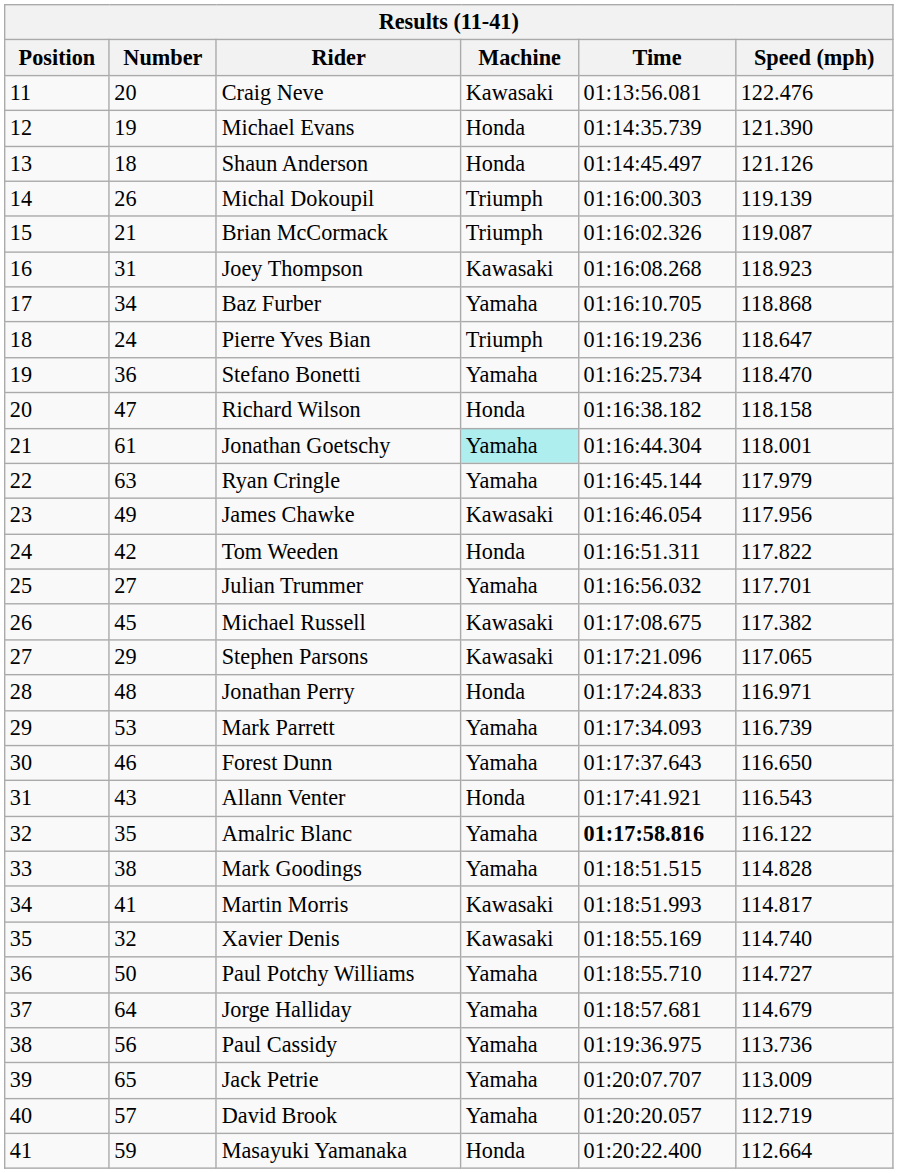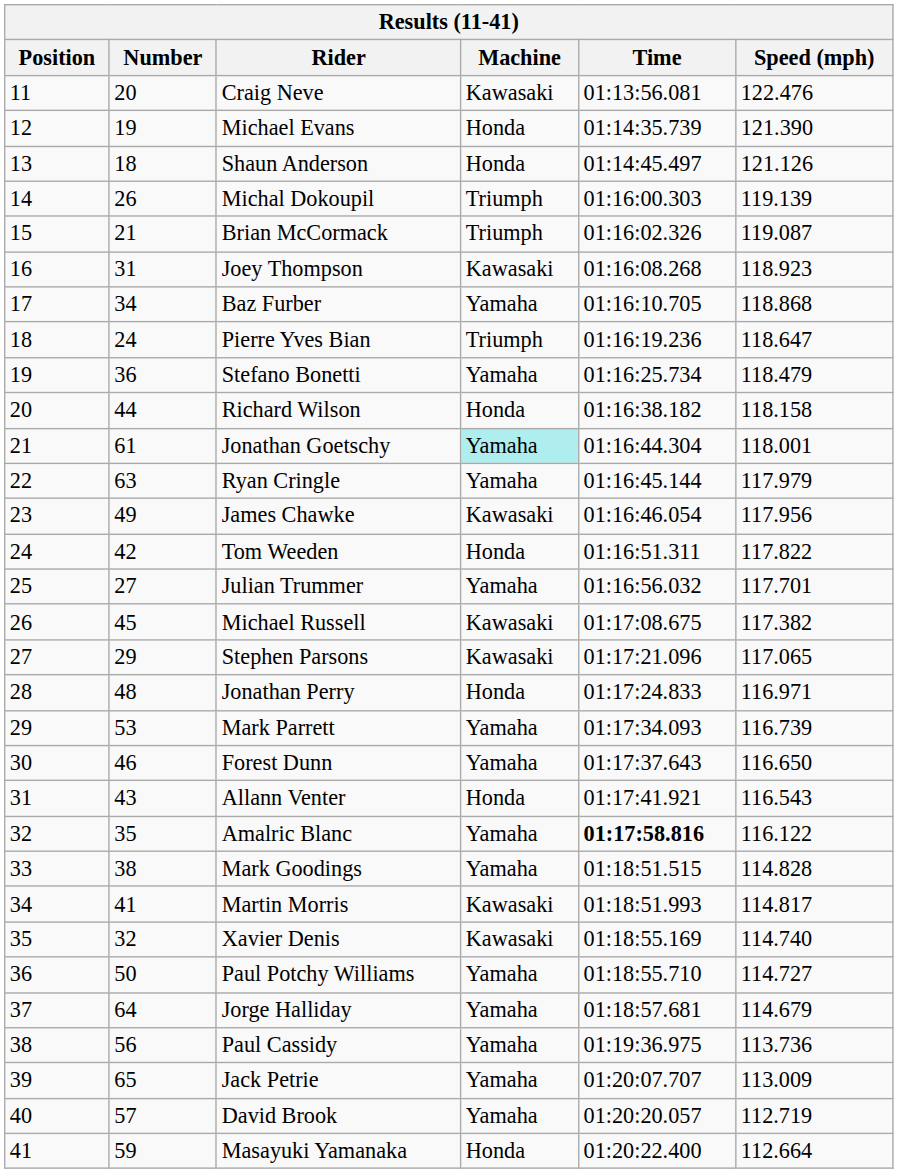(776, 374) 118.470 -> (776, 374) 118.479
(125, 410) 47 -> (125, 410) 44
